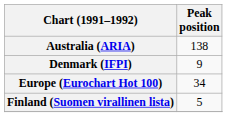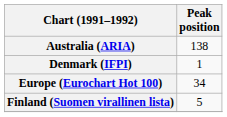(199, 64) 9 -> (199, 64) 1
